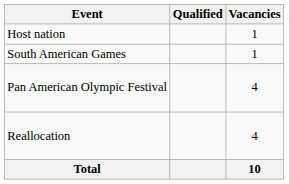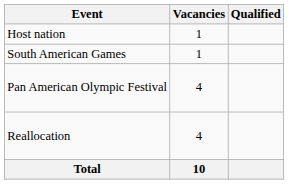columns swapped: (255, 14) <-> (198, 14)
